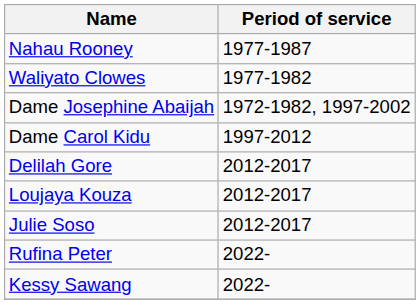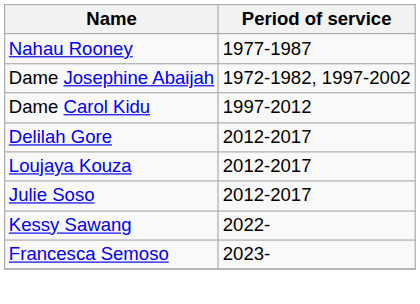- row: (77, 78)
- row: (60, 254)
+ row: (89, 254)
